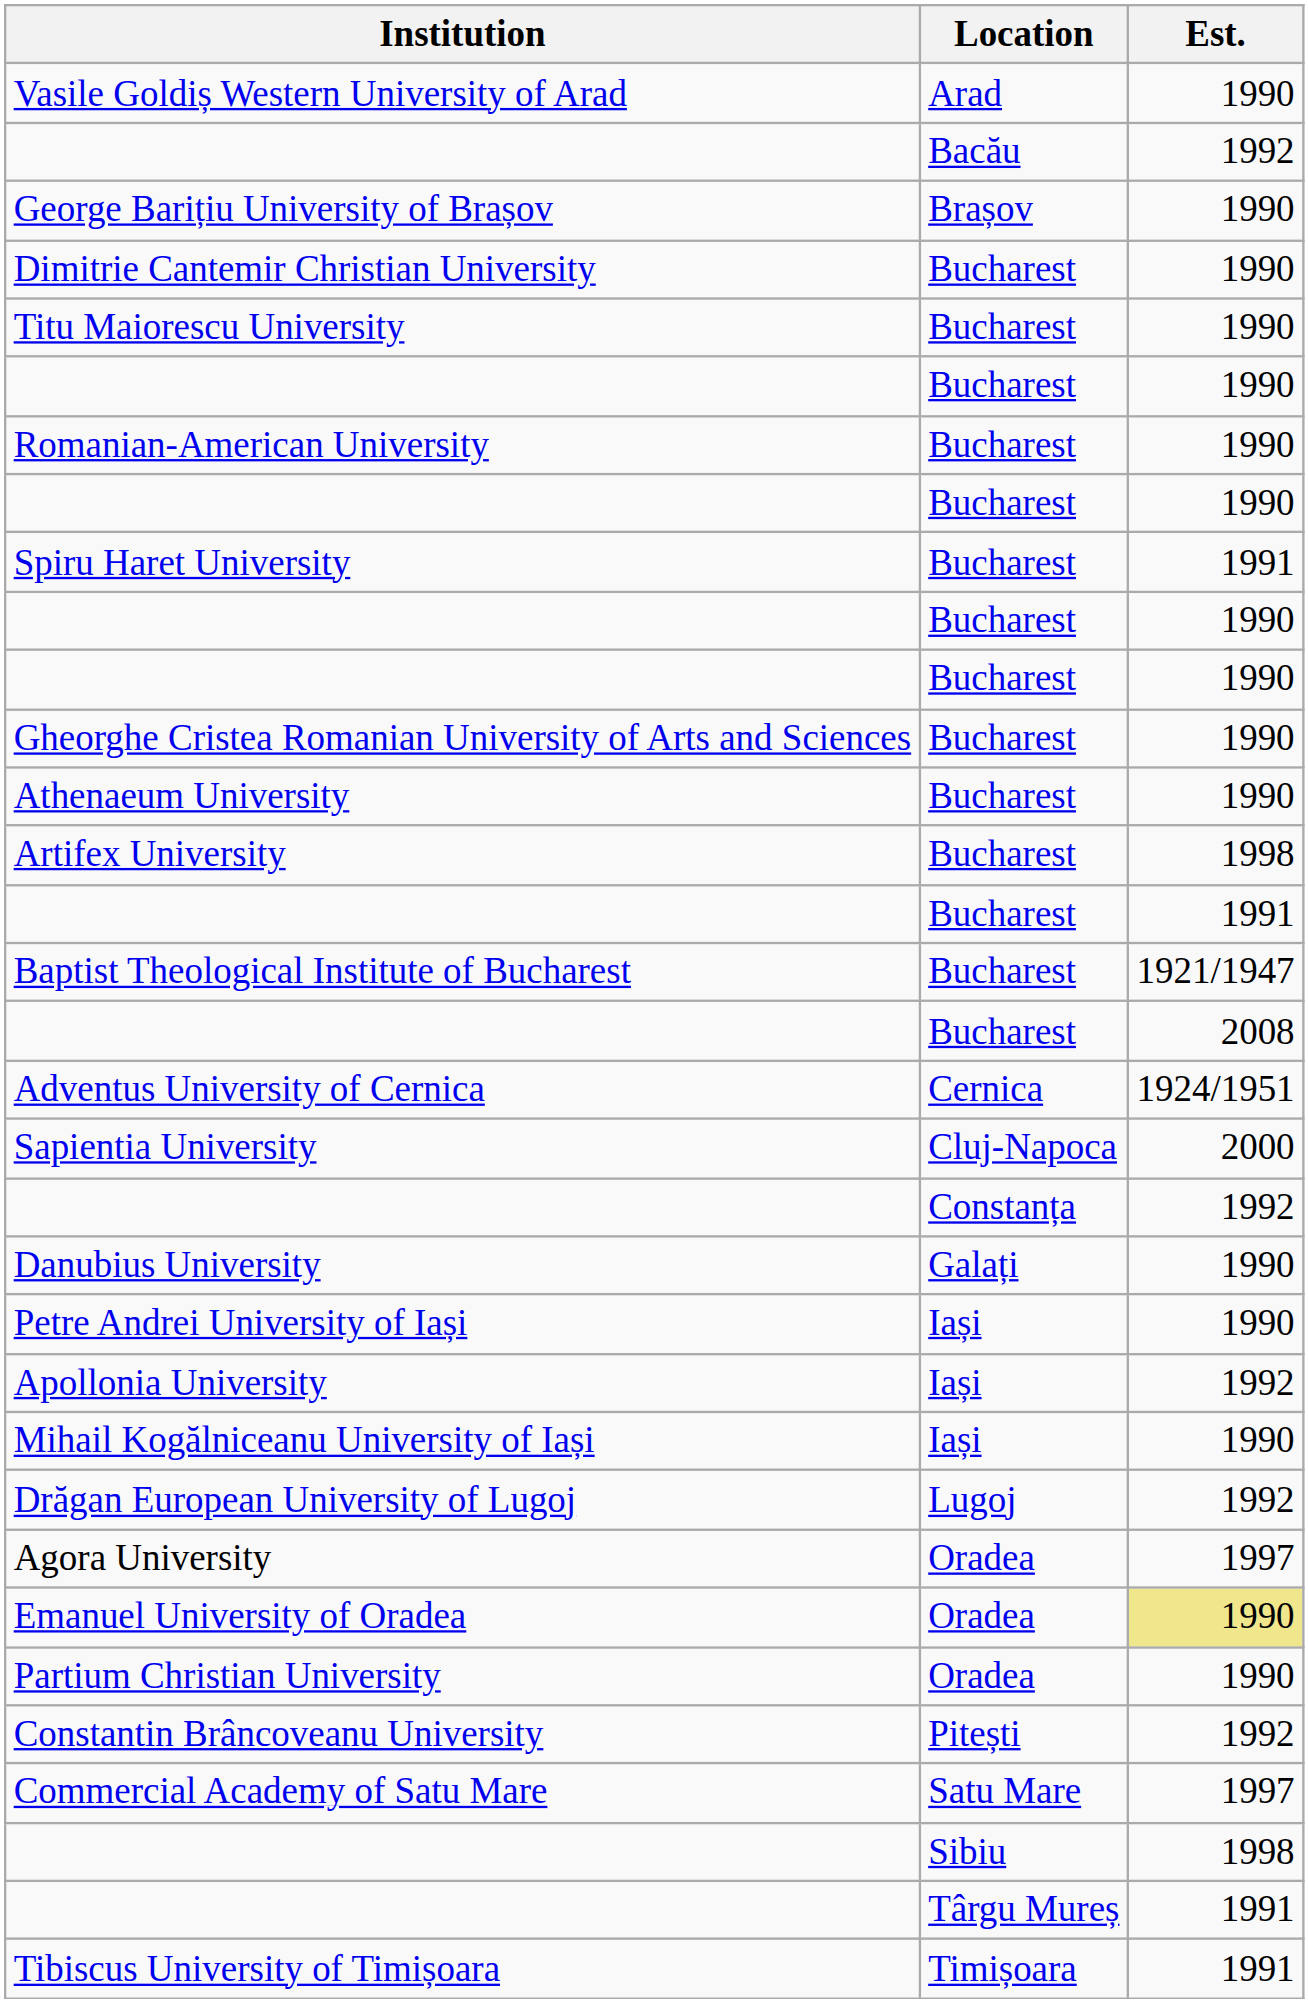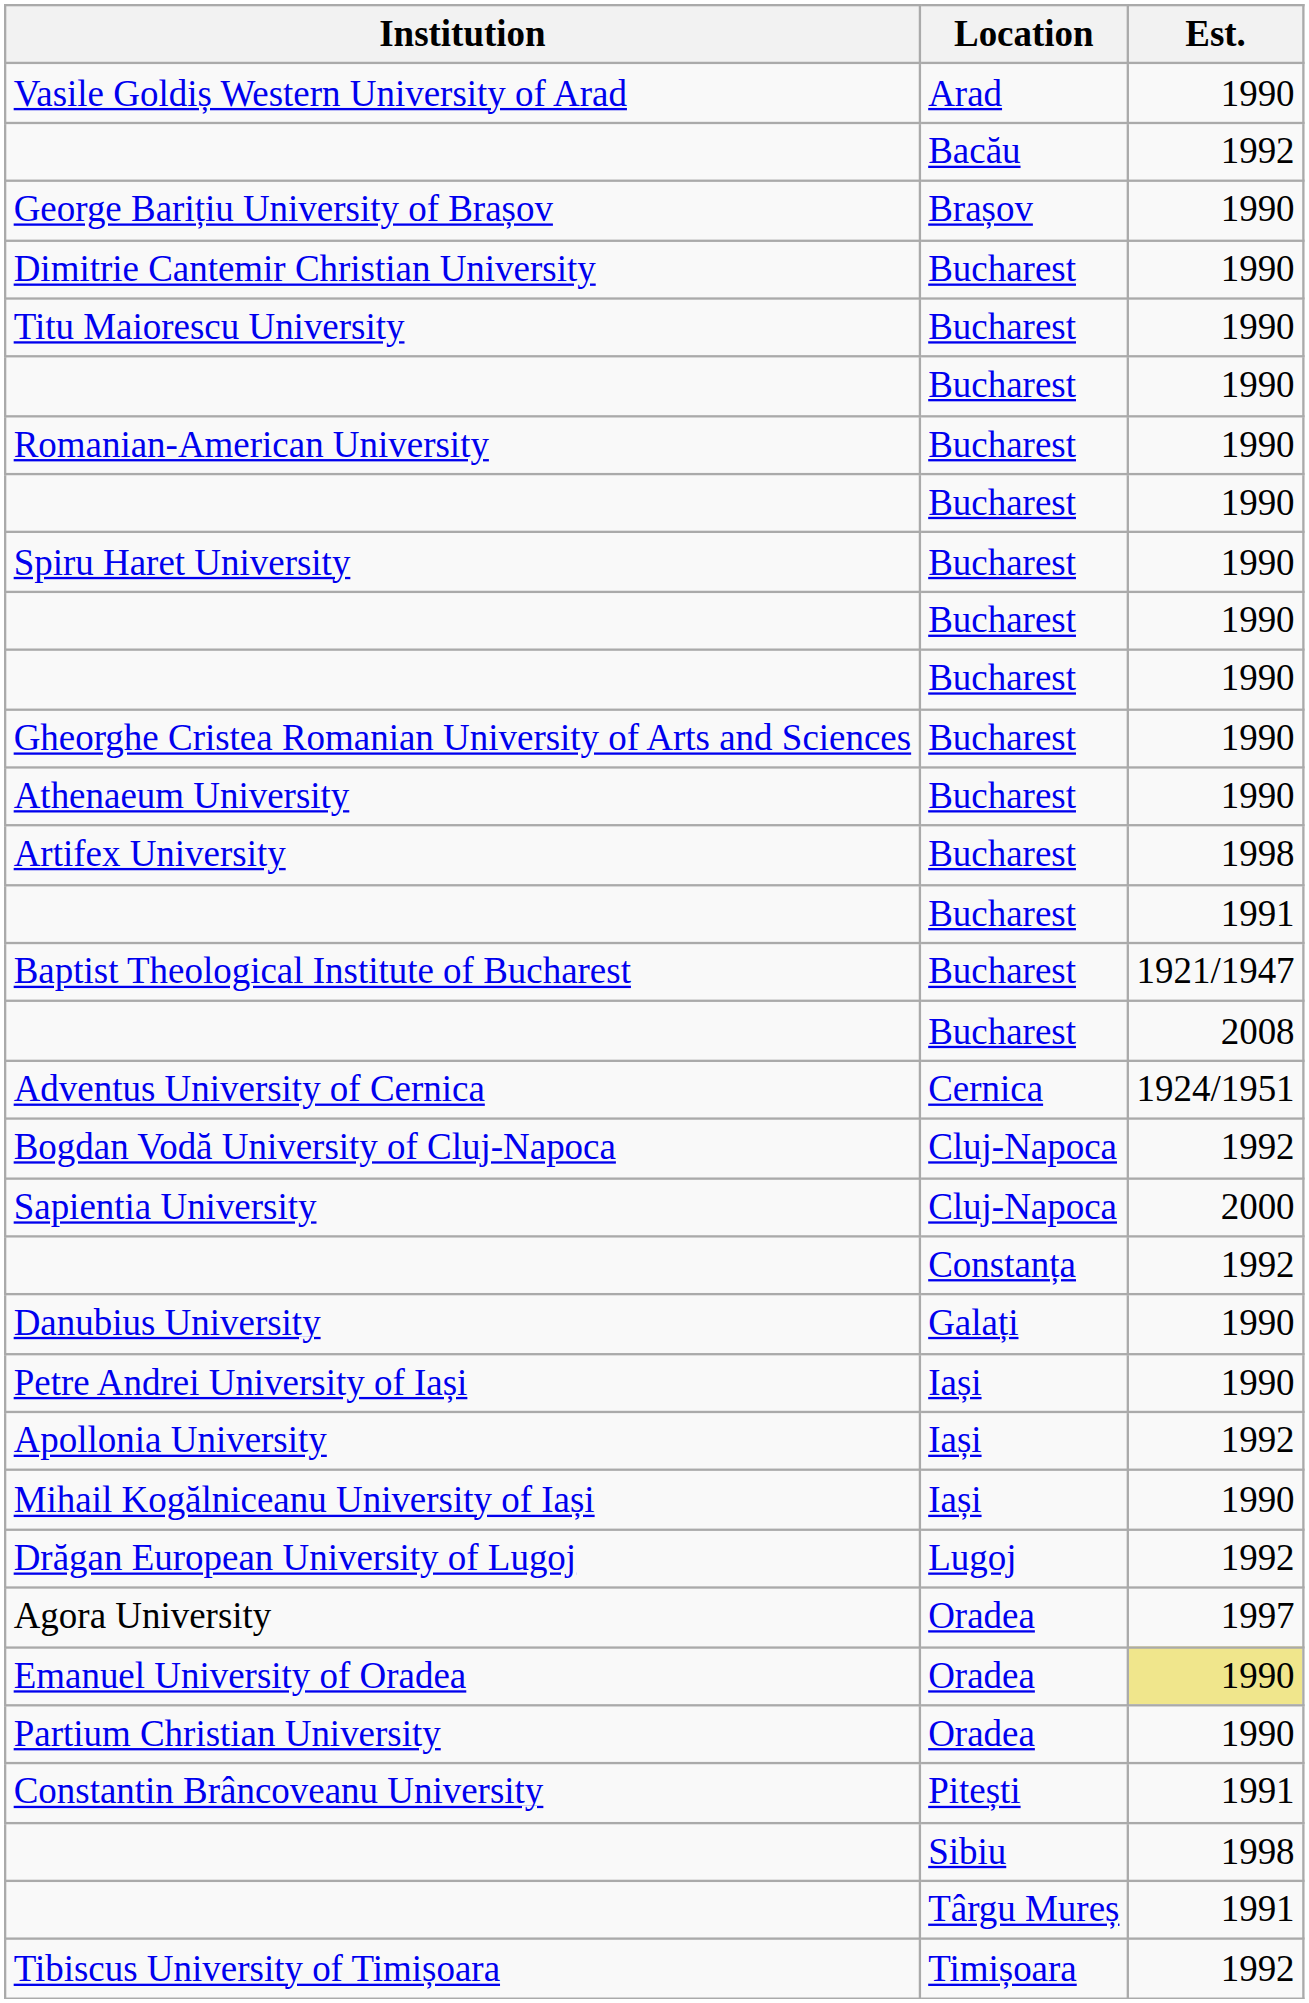(1258, 561) 1991 -> (1258, 561) 1990
+ row: (315, 1147)
(1258, 1733) 1992 -> (1258, 1792) 1991
- row: (281, 1792)
(1258, 1968) 1991 -> (1258, 1968) 1992
